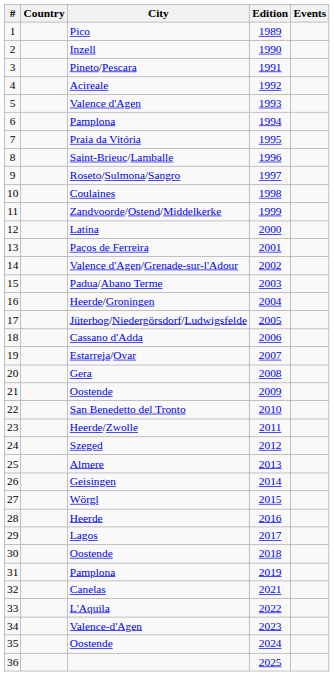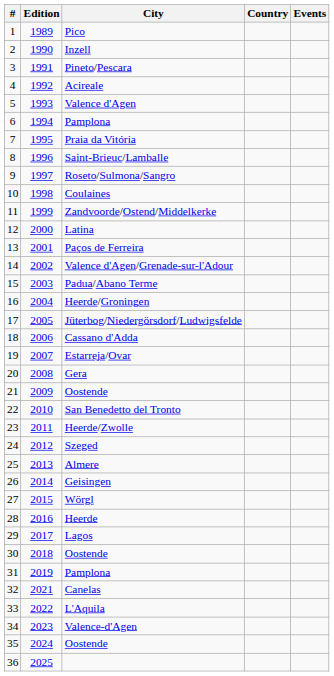columns swapped: (270, 13) <-> (44, 13)
